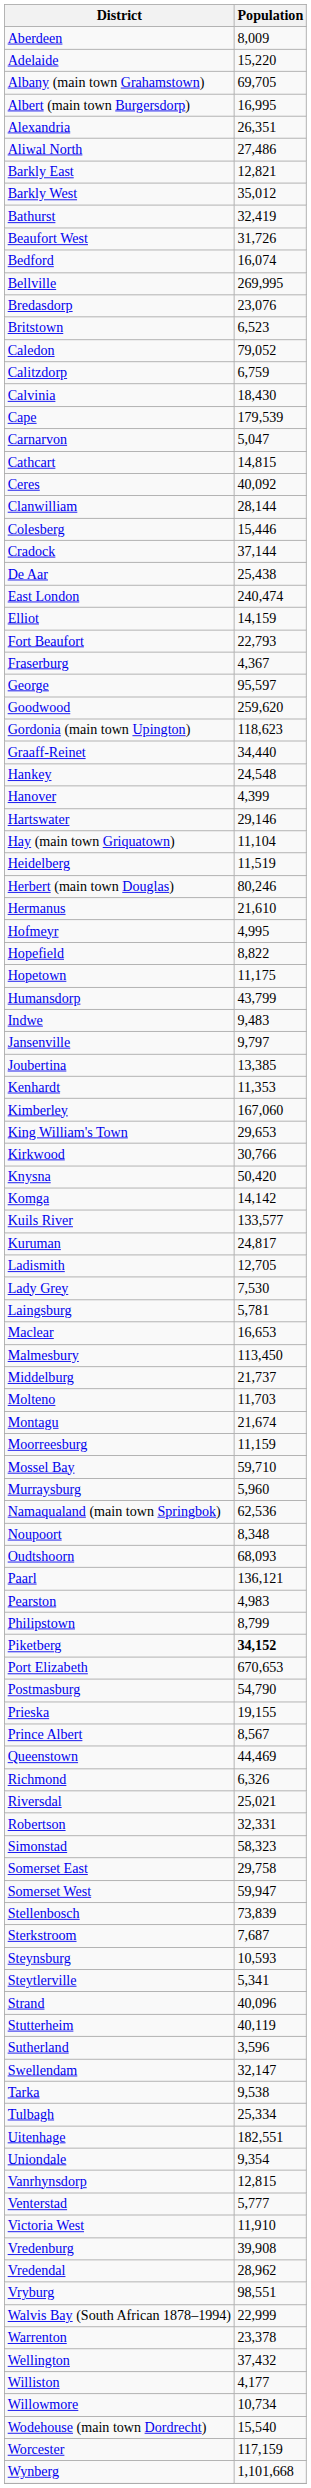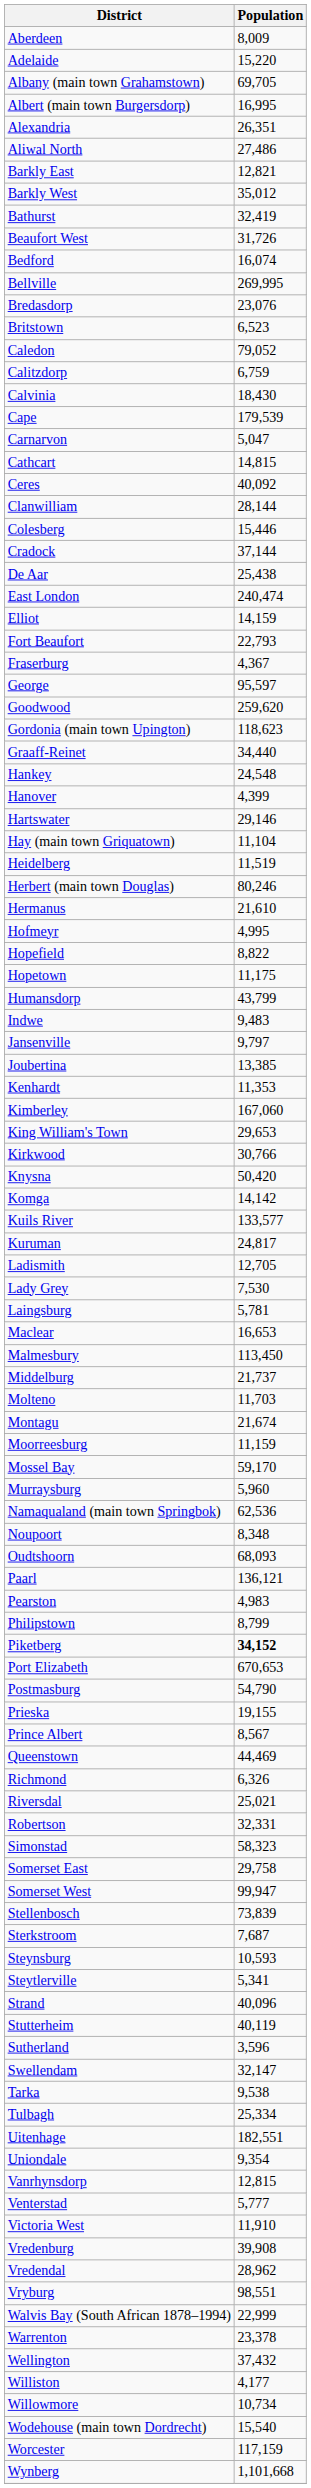(257, 1467) 59,710 -> (257, 1467) 59,170
(257, 1891) 59,947 -> (257, 1891) 99,947
